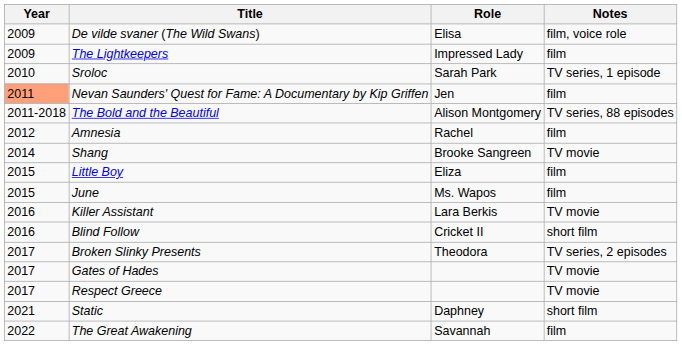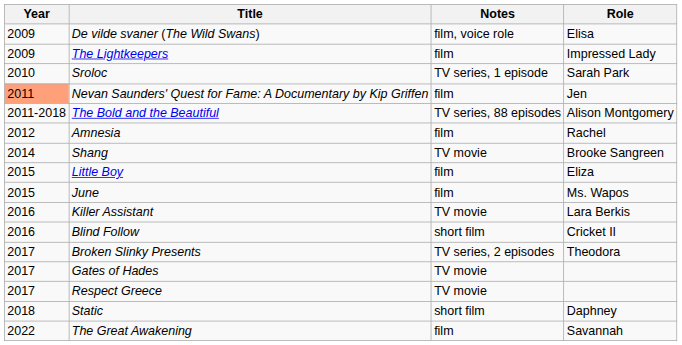columns swapped: (488, 14) <-> (610, 14)
(21, 311) 2021 -> (21, 311) 2018
